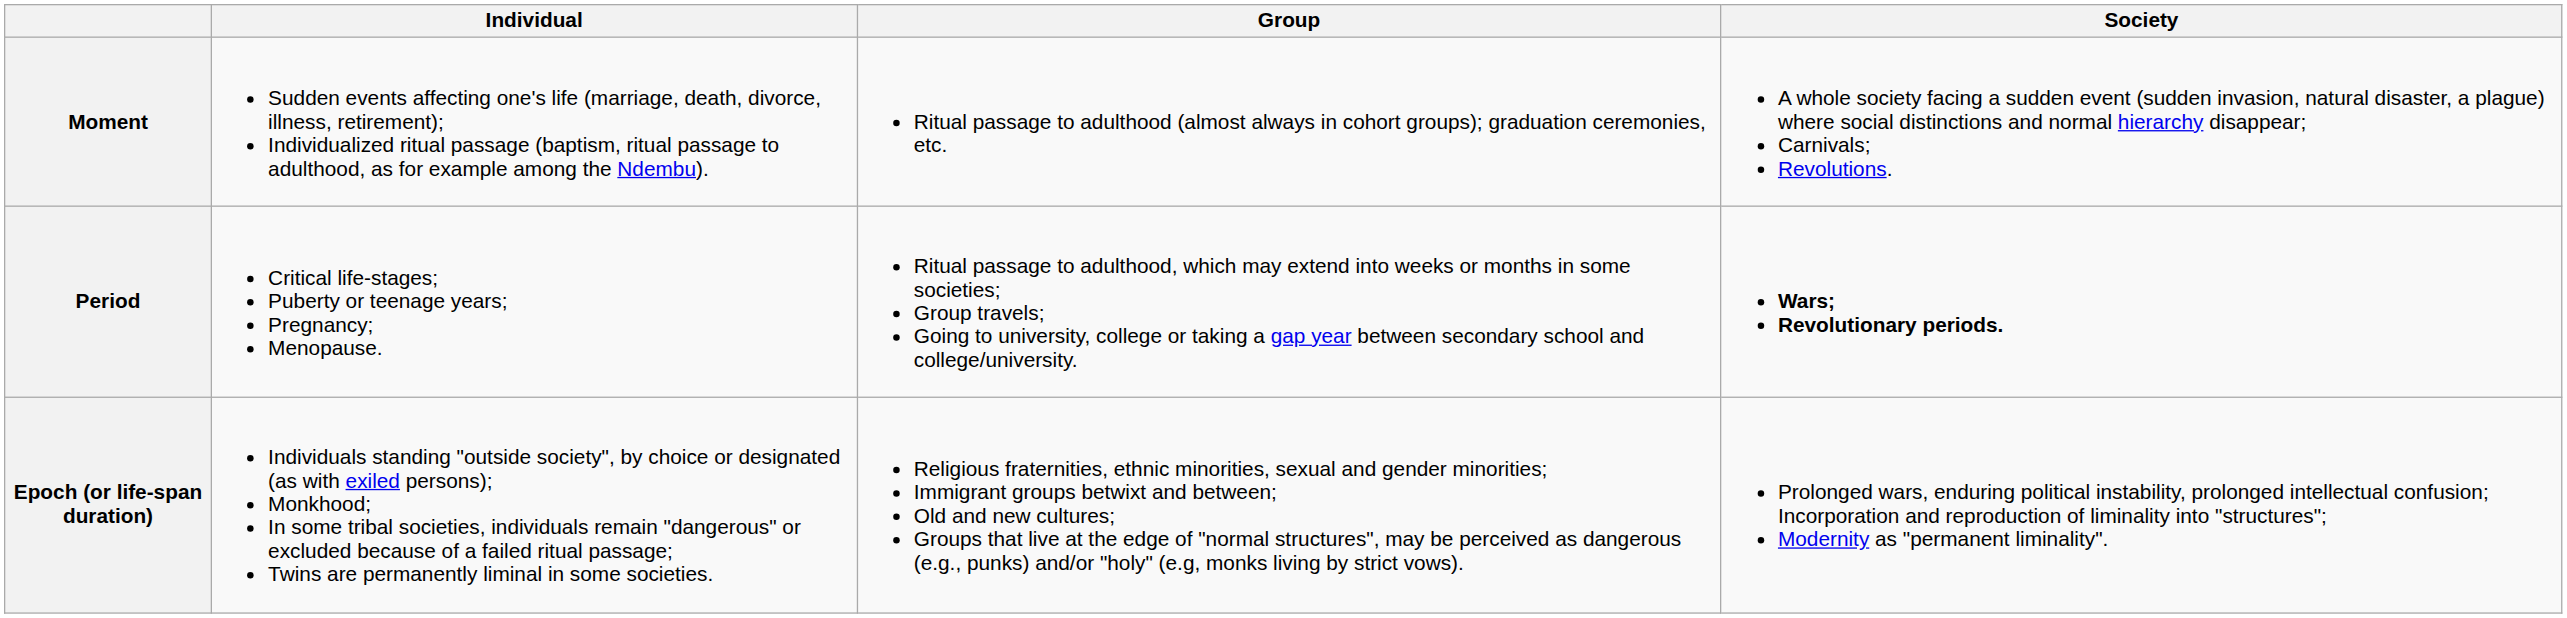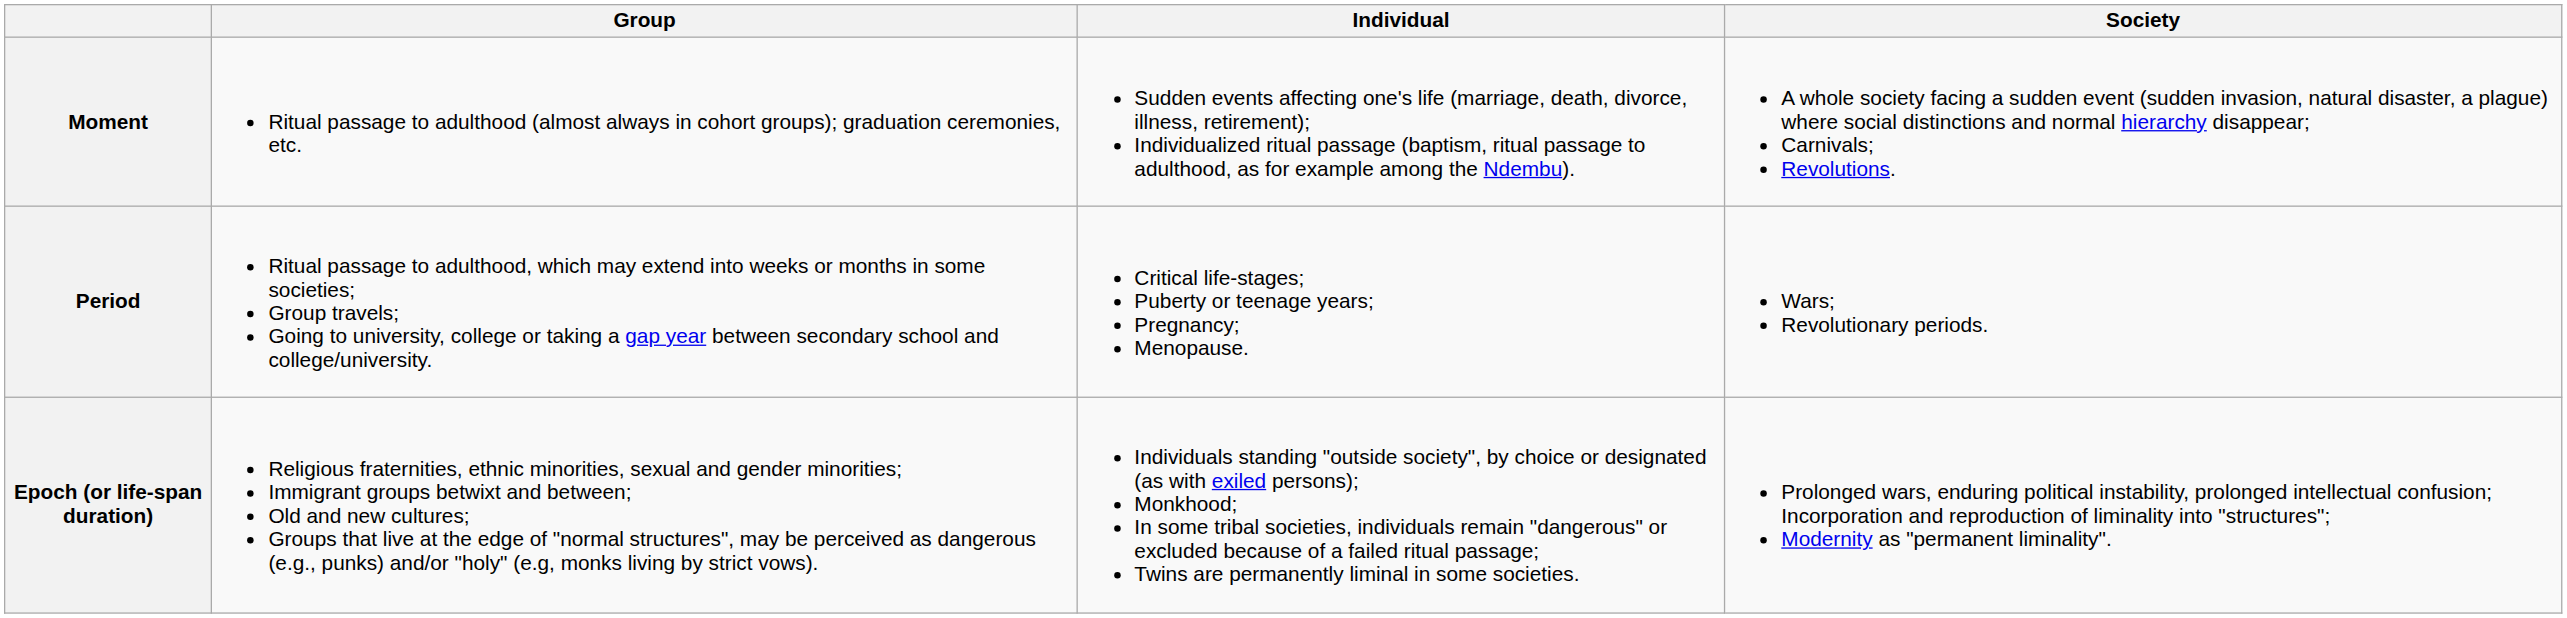columns swapped: (534, 20) <-> (1289, 20)
(2141, 313) bold -> (2143, 313) normal
